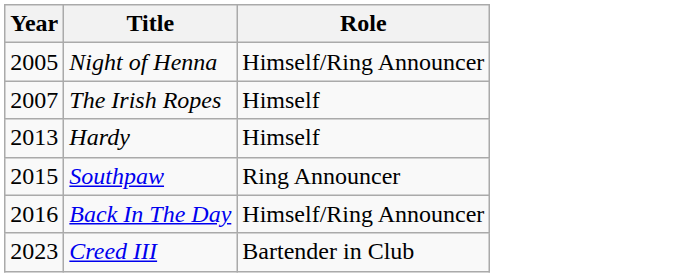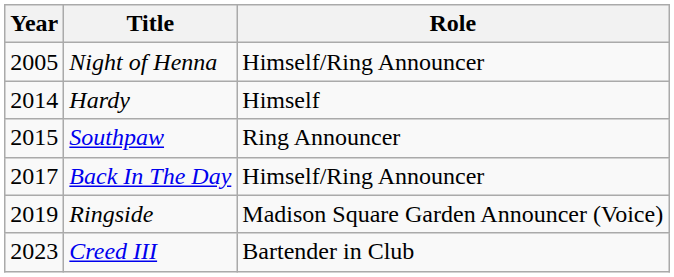- row: (145, 99)
(34, 137) 2013 -> (34, 99) 2014
(34, 213) 2016 -> (34, 175) 2017
+ row: (111, 213)
